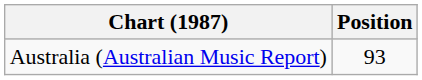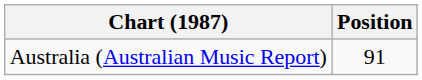(375, 56) 93 -> (375, 56) 91
